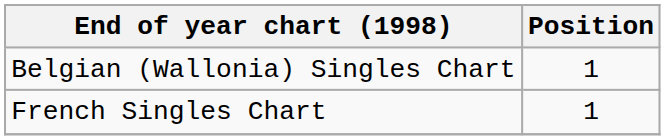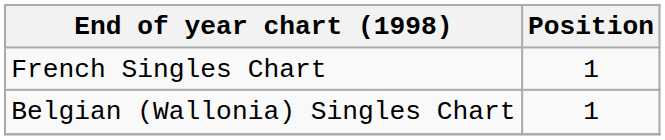rows swapped: (263, 69) <-> (169, 112)
